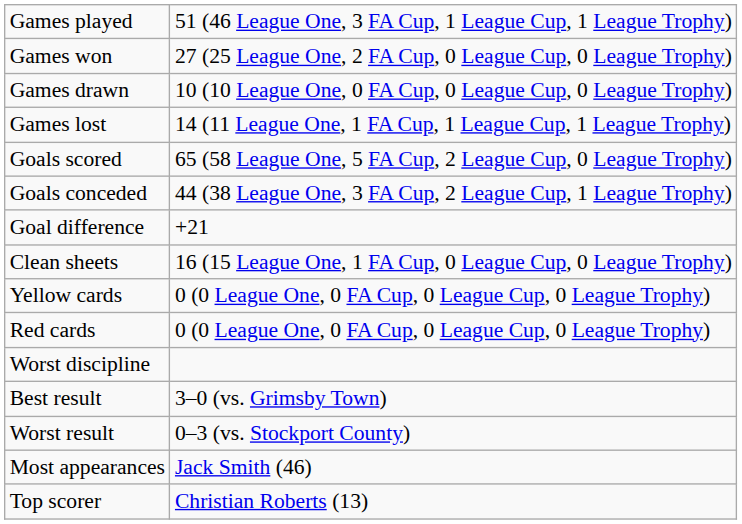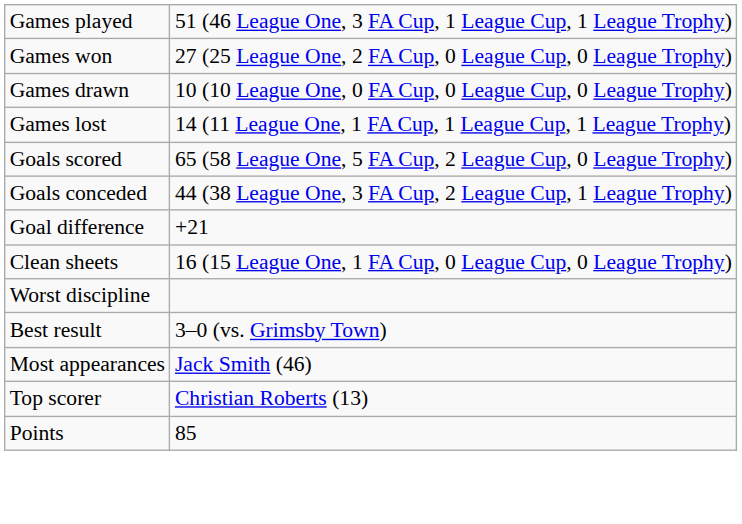- row: (66, 295)
- row: (53, 329)
- row: (62, 432)
+ row: (37, 432)
